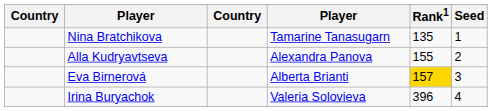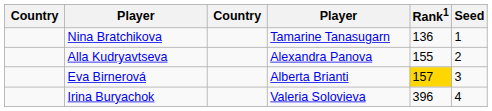(423, 37) 135 -> (423, 37) 136
